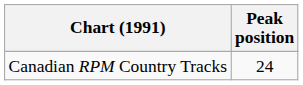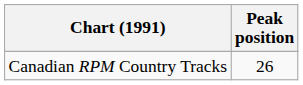(265, 65) 24 -> (265, 65) 26
